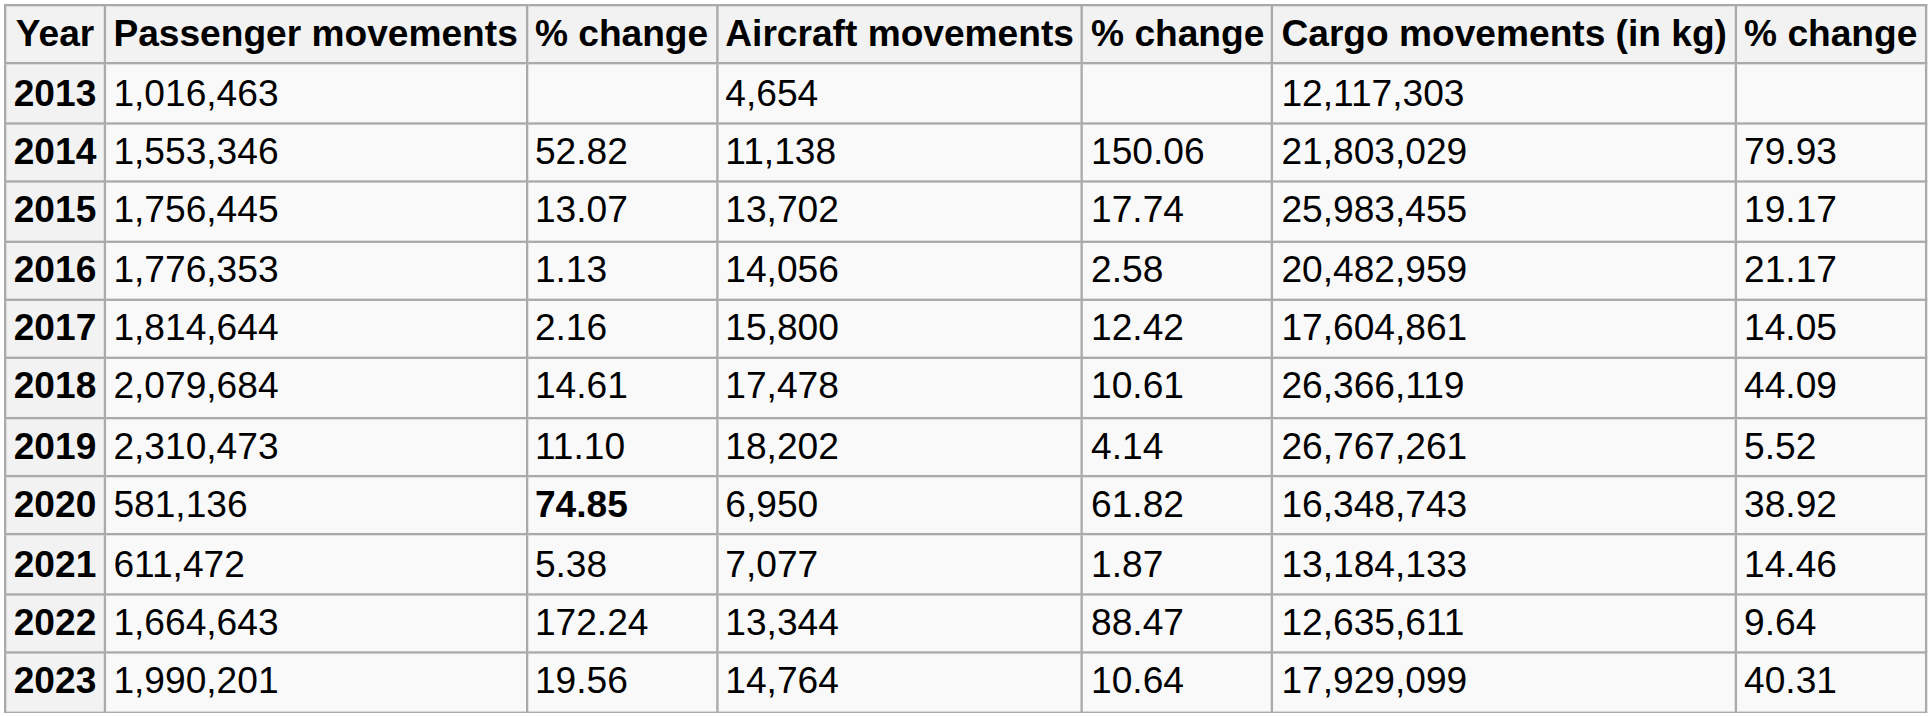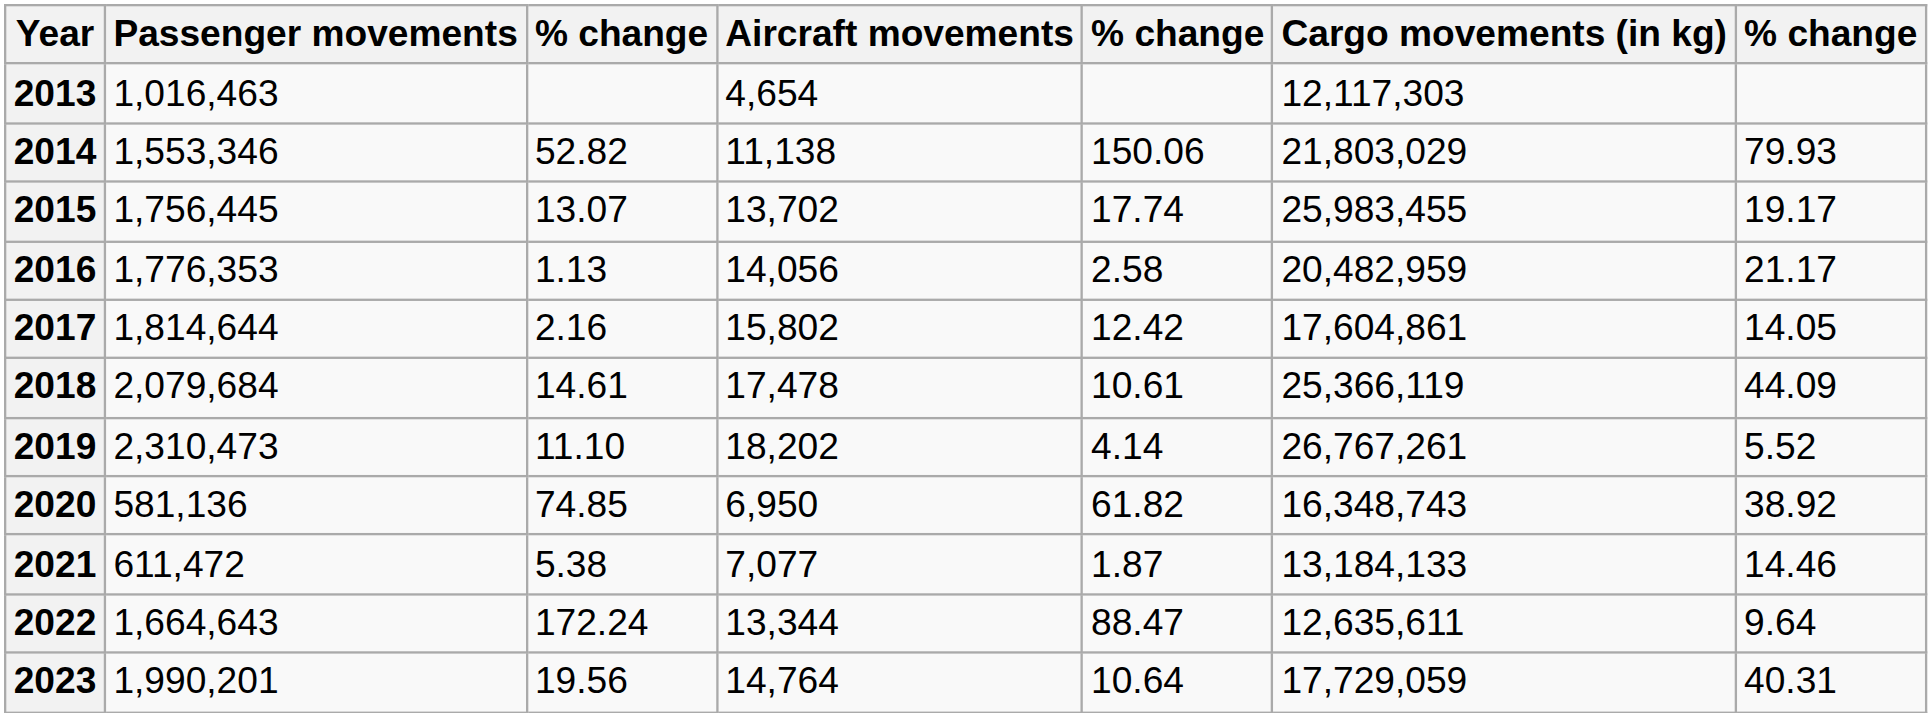(782, 328) 15,800 -> (782, 328) 15,802
(1373, 387) 26,366,119 -> (1373, 387) 25,366,119
(581, 504) bold -> (581, 504) normal
(1374, 681) 17,929,099 -> (1374, 681) 17,729,059
